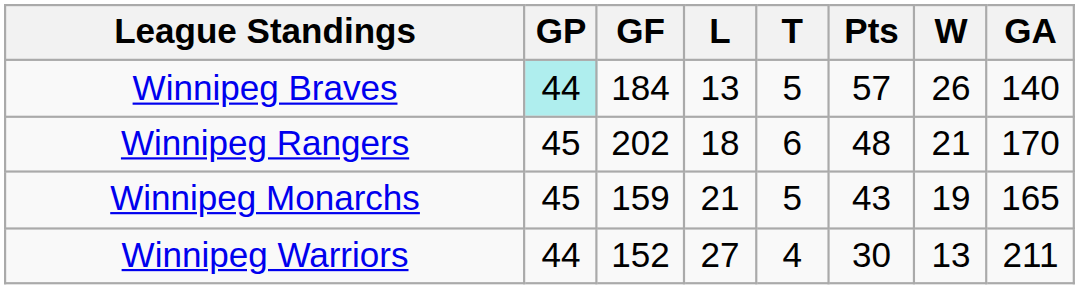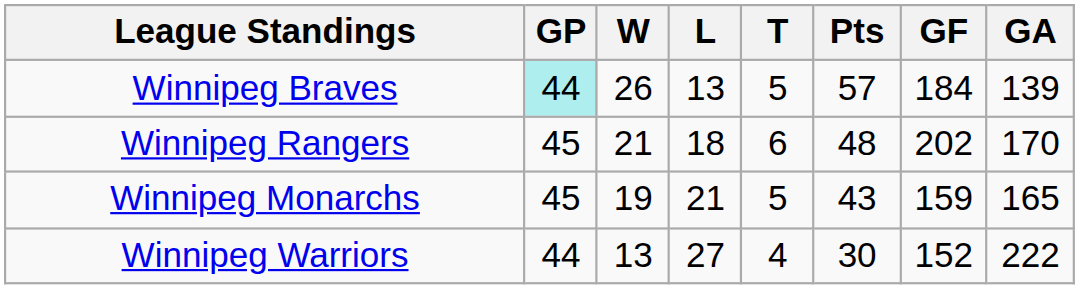columns swapped: (951, 32) <-> (641, 32)
(1030, 87) 140 -> (1030, 87) 139
(1030, 254) 211 -> (1030, 254) 222
